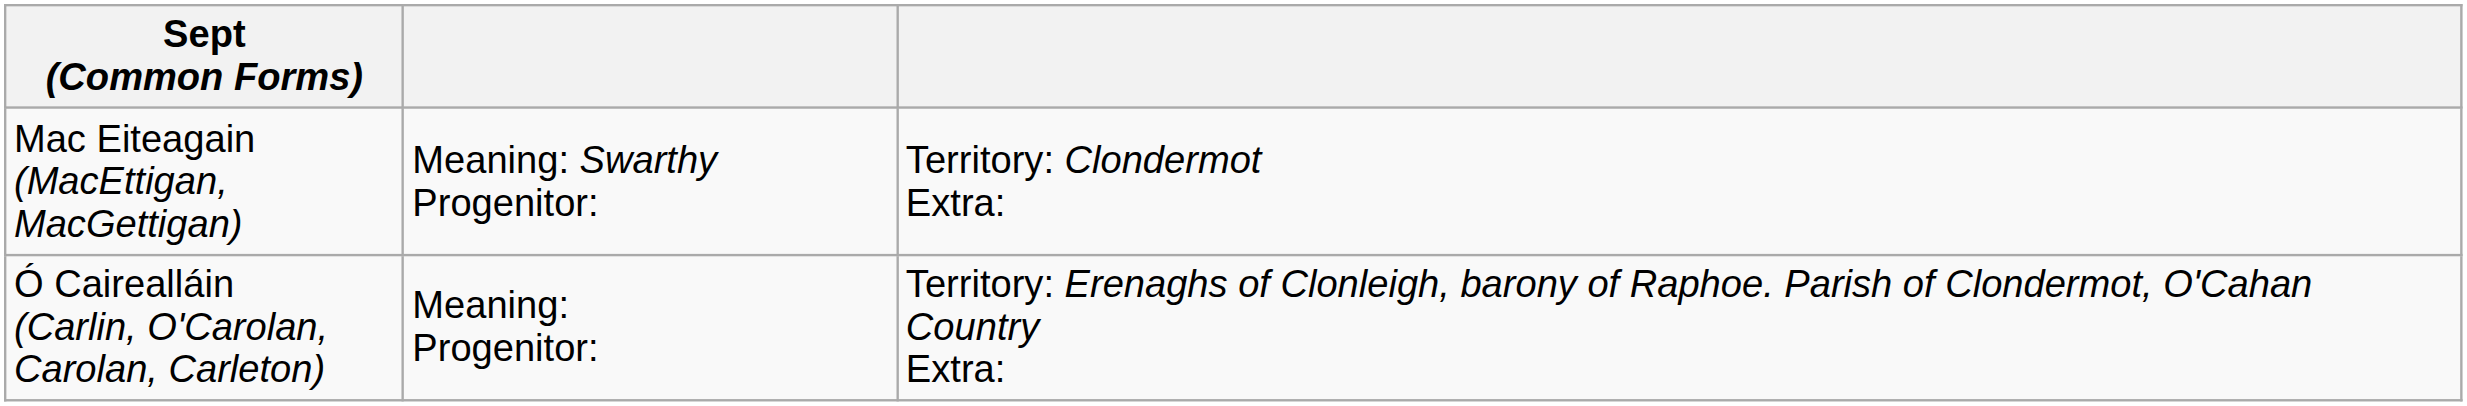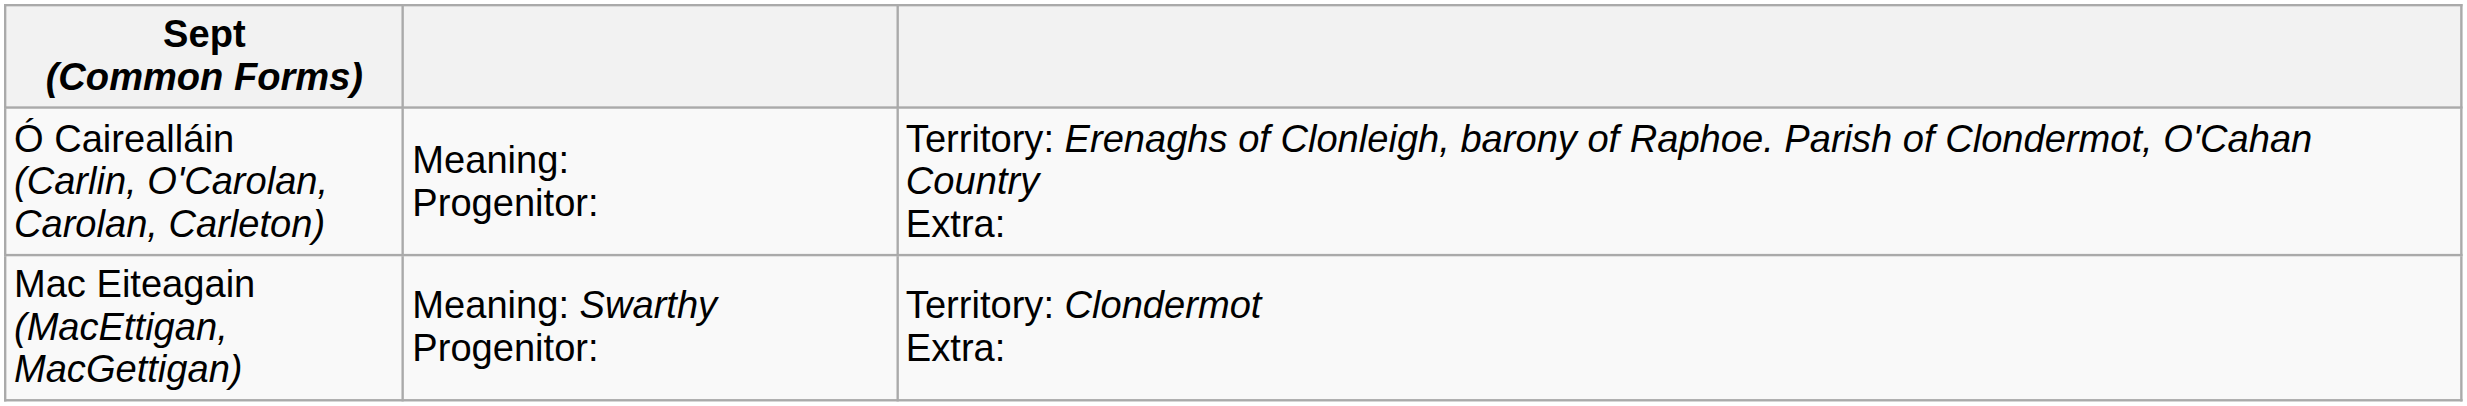rows swapped: (171, 326) <-> (135, 180)
